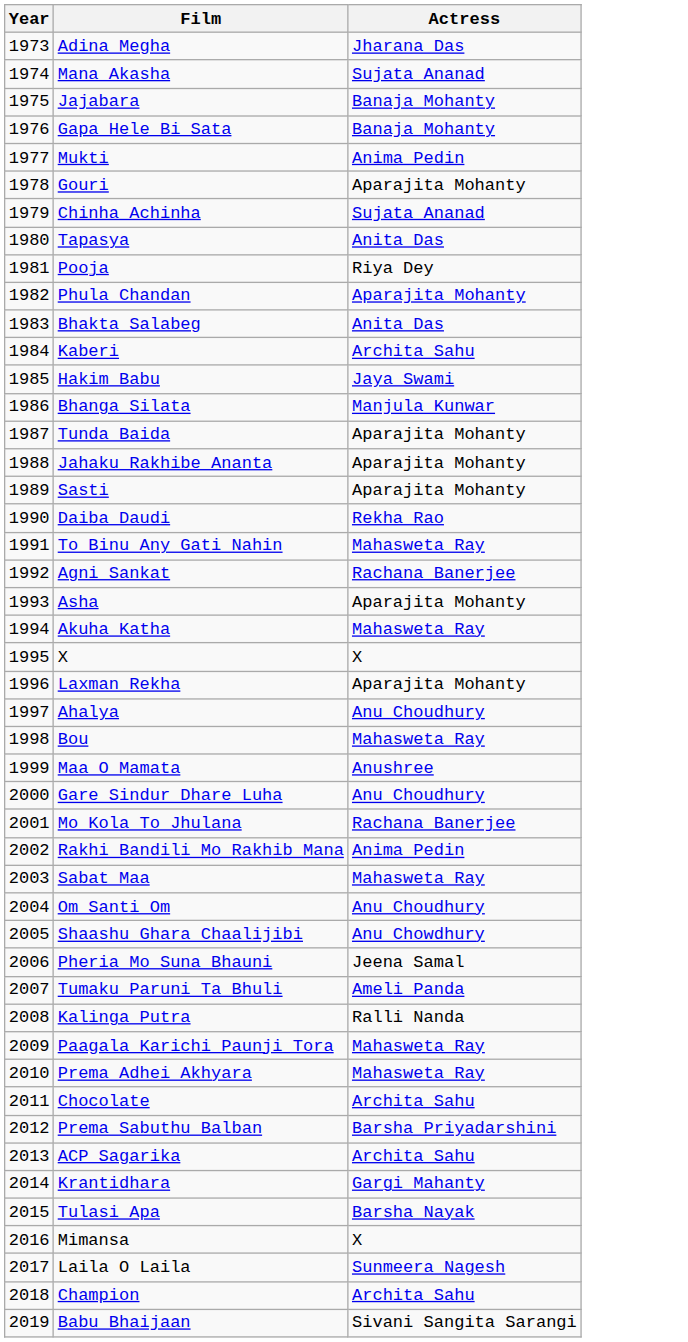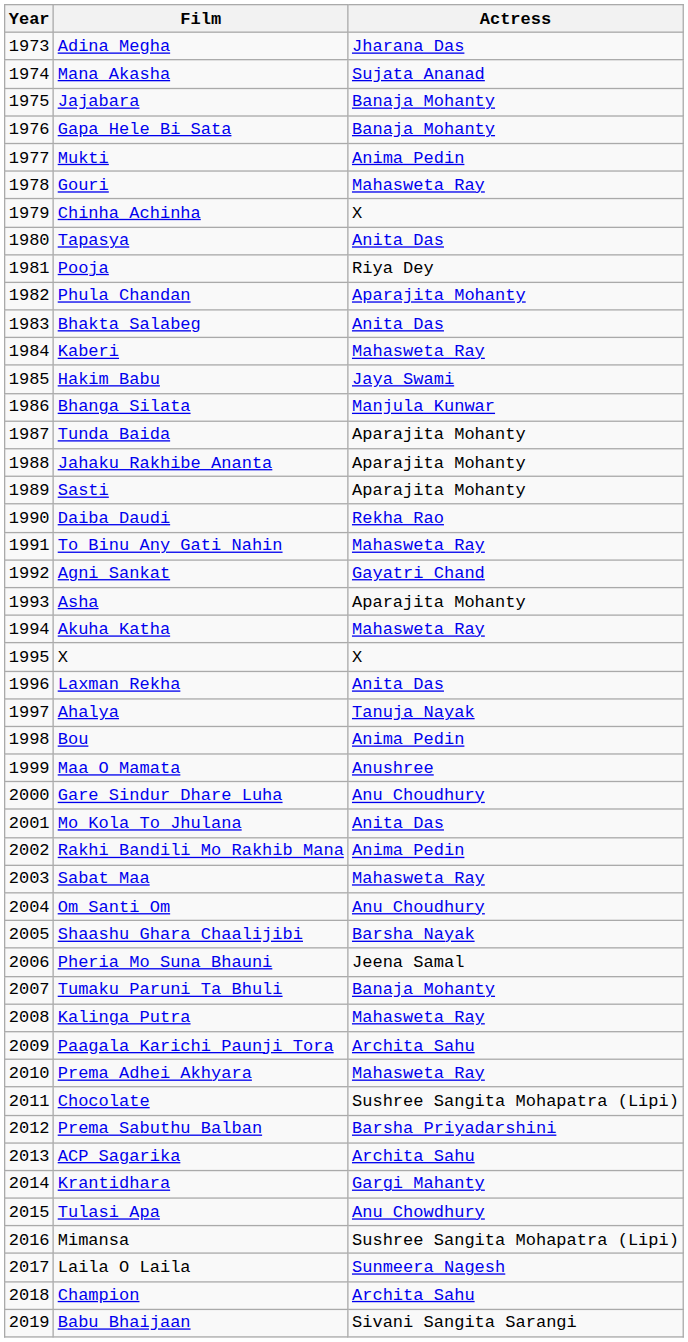(439, 185) Aparajita Mohanty -> (418, 185) Mahasweta Ray
(418, 213) Sujata Ananad -> (357, 213) X
(413, 352) Archita Sahu -> (418, 352) Mahasweta Ray
(434, 574) Rachana Banerjee -> (418, 574) Gayatri Chand
(439, 685) Aparajita Mohanty -> (398, 685) Anita Das
(418, 712) Anu Choudhury -> (413, 712) Tanuja Nayak
(418, 740) Mahasweta Ray -> (408, 740) Anima Pedin
(434, 823) Rachana Banerjee -> (398, 823) Anita Das
(418, 934) Anu Chowdhury -> (413, 934) Barsha Nayak
(408, 990) Ameli Panda -> (424, 990) Banaja Mohanty
(408, 1018) Ralli Nanda -> (418, 1018) Mahasweta Ray
(418, 1045) Mahasweta Ray -> (413, 1045) Archita Sahu
(413, 1101) Archita Sahu -> (515, 1101) Sushree Sangita Mohapatra (Lipi)
(413, 1212) Barsha Nayak -> (418, 1212) Anu Chowdhury
(357, 1240) X -> (515, 1240) Sushree Sangita Mohapatra (Lipi)
